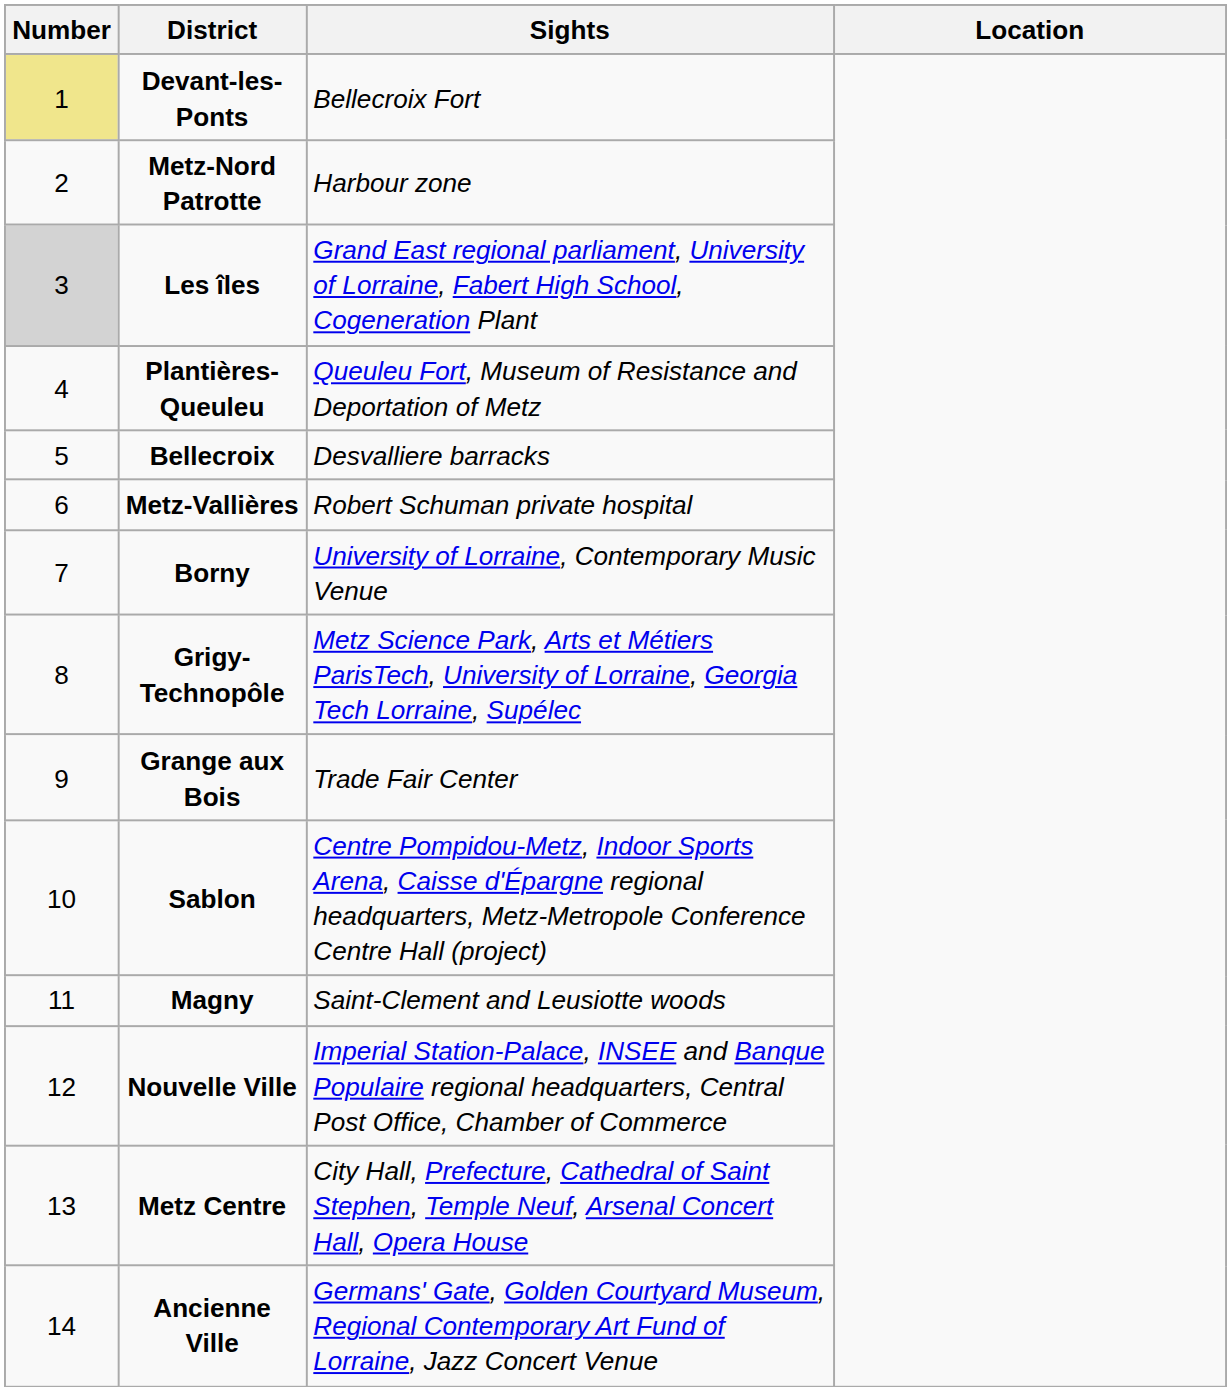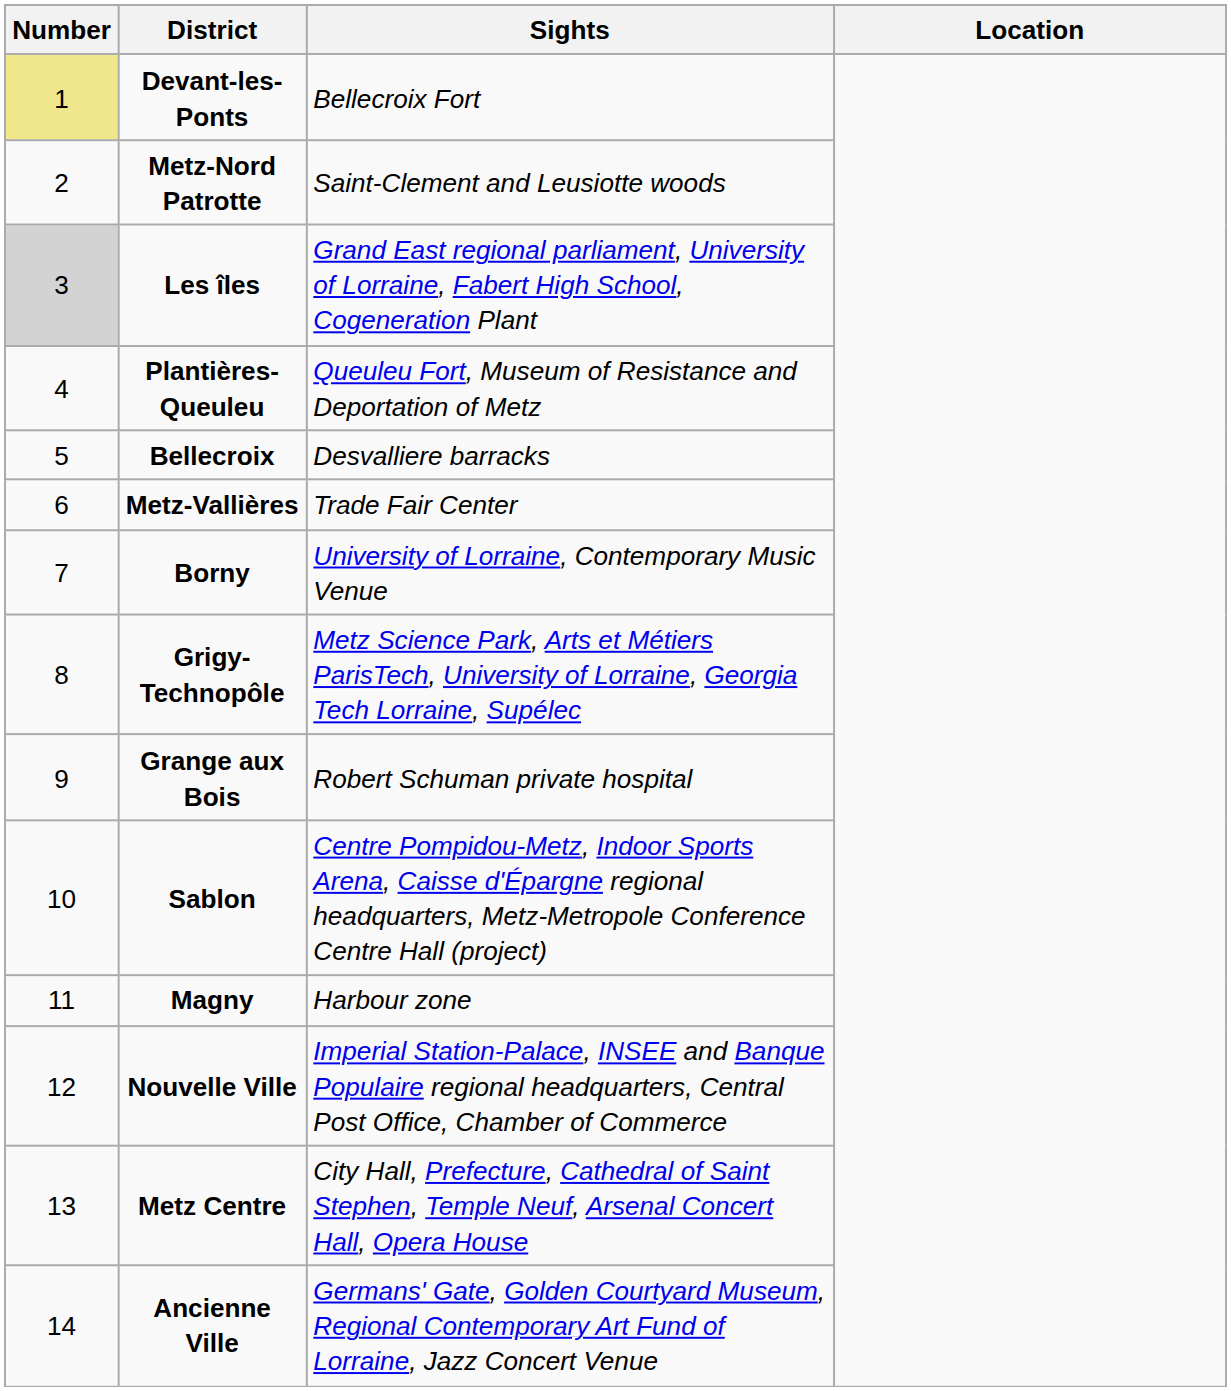(392, 183) Harbour zone -> (520, 183) Saint-Clement and Leusiotte woods
(503, 506) Robert Schuman private hospital -> (415, 506) Trade Fair Center
(415, 778) Trade Fair Center -> (503, 778) Robert Schuman private hospital
(520, 1001) Saint-Clement and Leusiotte woods -> (392, 1001) Harbour zone
